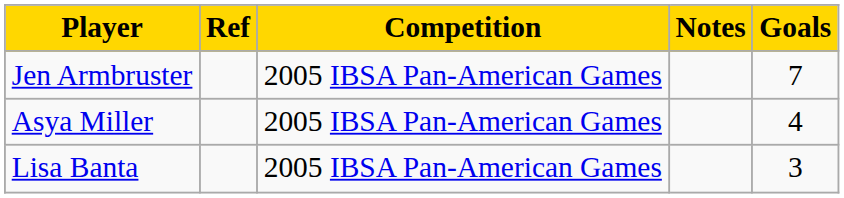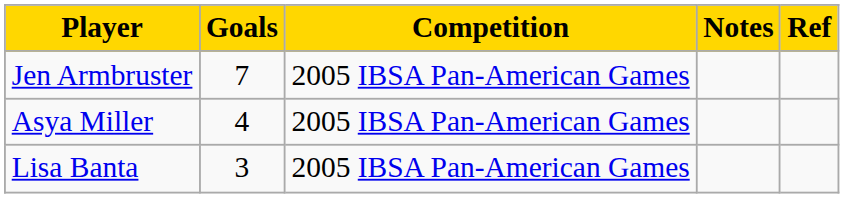columns swapped: (795, 27) <-> (228, 27)
